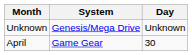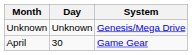columns swapped: (165, 12) <-> (96, 12)
